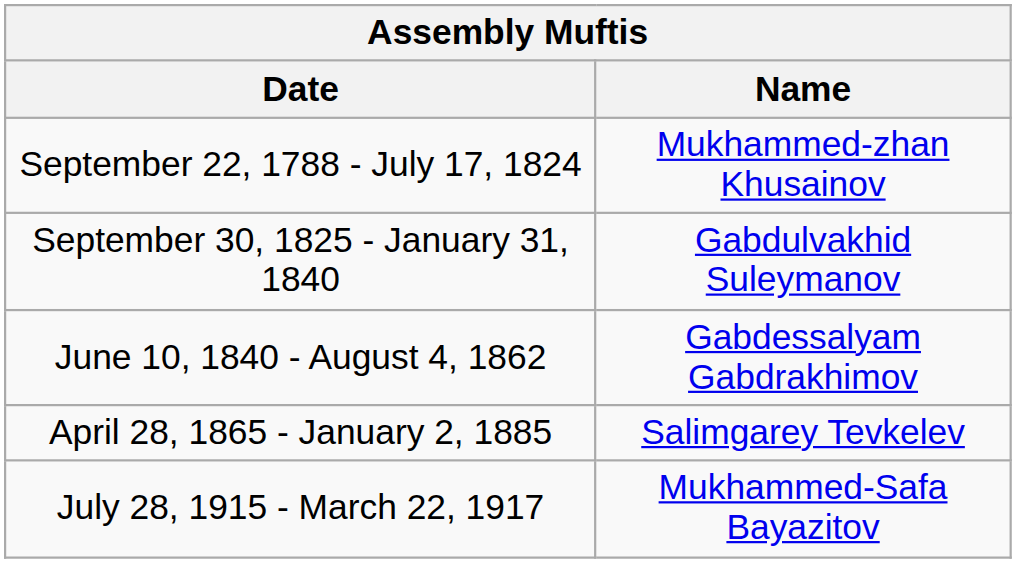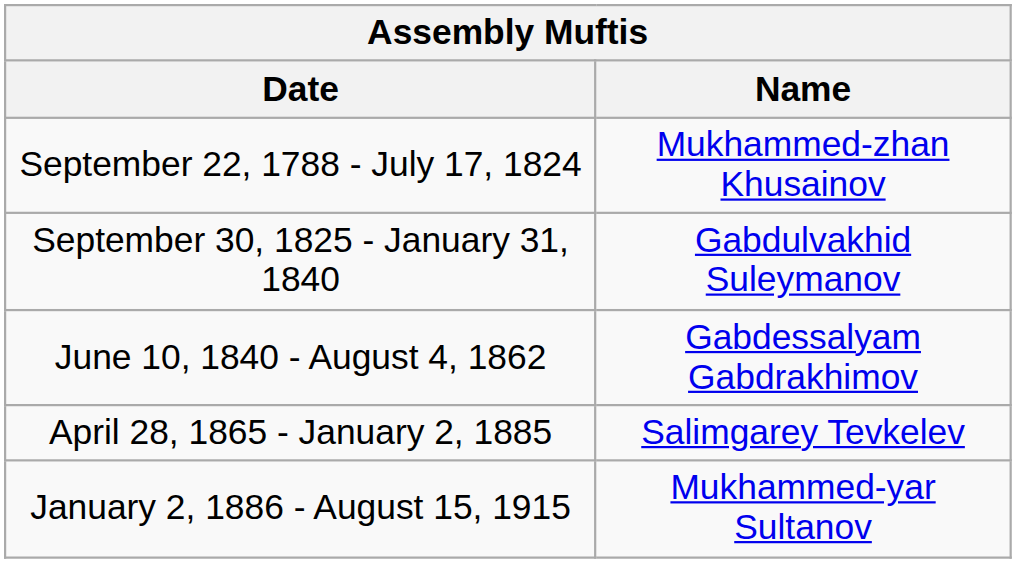+ row: (301, 508)
- row: (301, 508)
